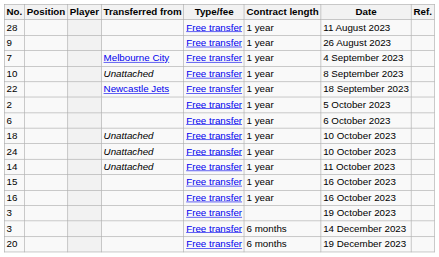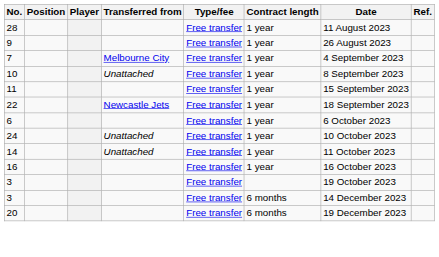+ row: (12, 89)
- row: (9, 105)
- row: (12, 136)
- row: (12, 182)
